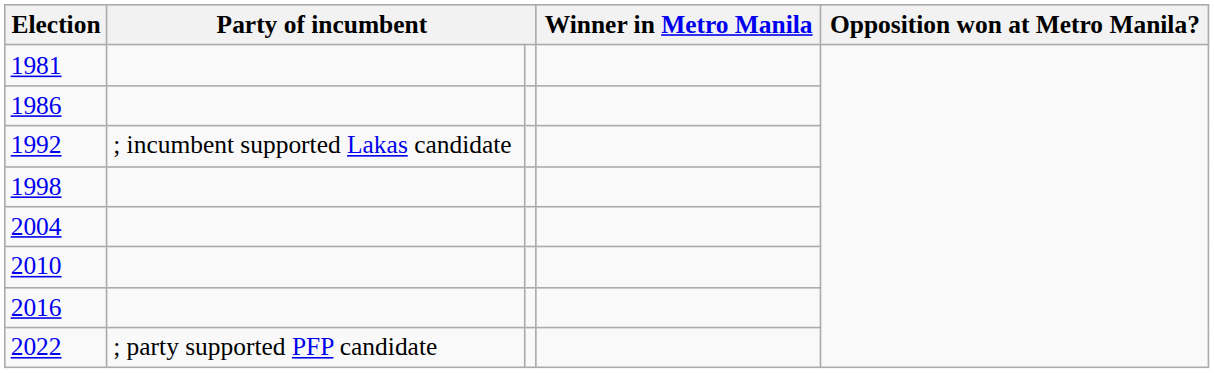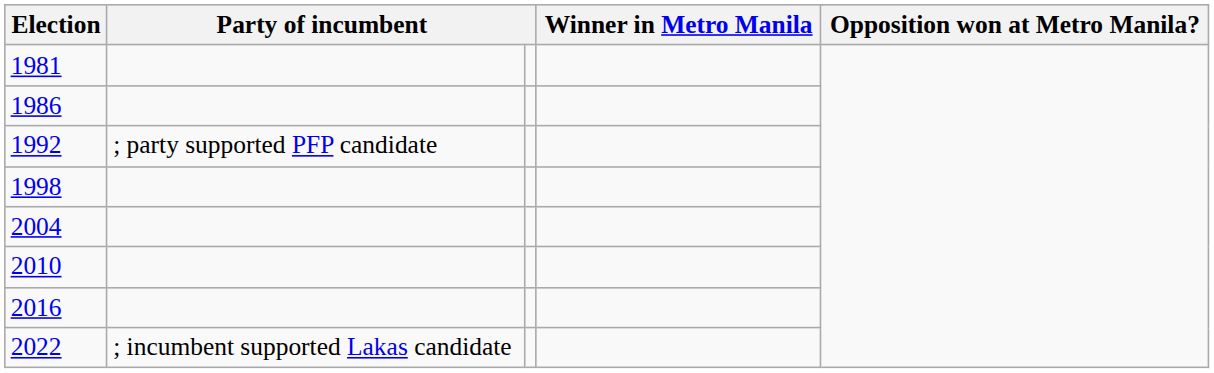(312, 145) ; incumbent supported Lakas candidate -> (275, 145) ; party supported PFP candidate
(275, 347) ; party supported PFP candidate -> (312, 347) ; incumbent supported Lakas candidate
